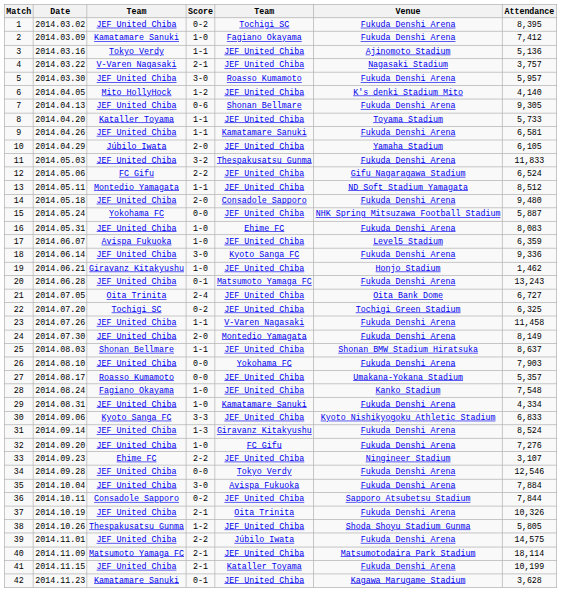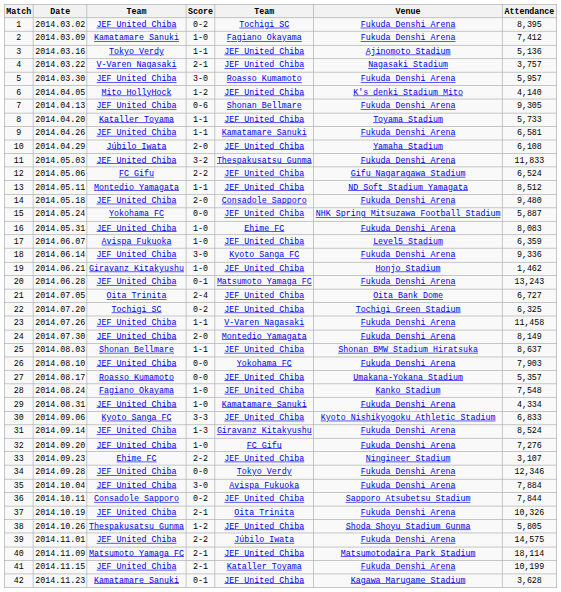(529, 147) 6,105 -> (529, 147) 6,108
(529, 472) 12,546 -> (529, 472) 12,346
